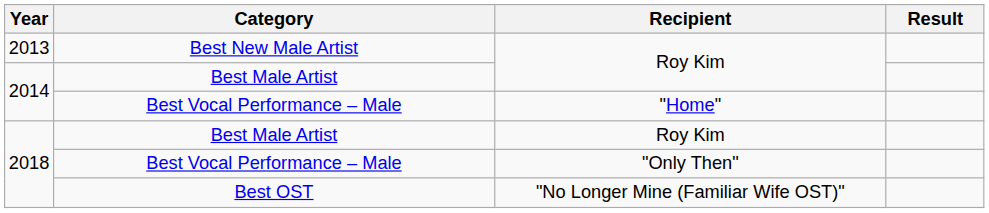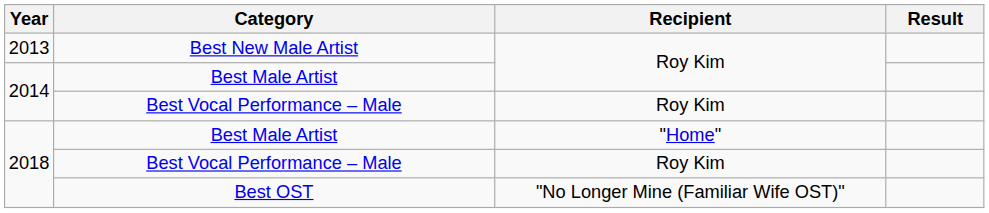(690, 105) "Home" -> (690, 105) Roy Kim
(690, 134) Roy Kim -> (690, 134) "Home"
(690, 163) "Only Then" -> (690, 163) Roy Kim
